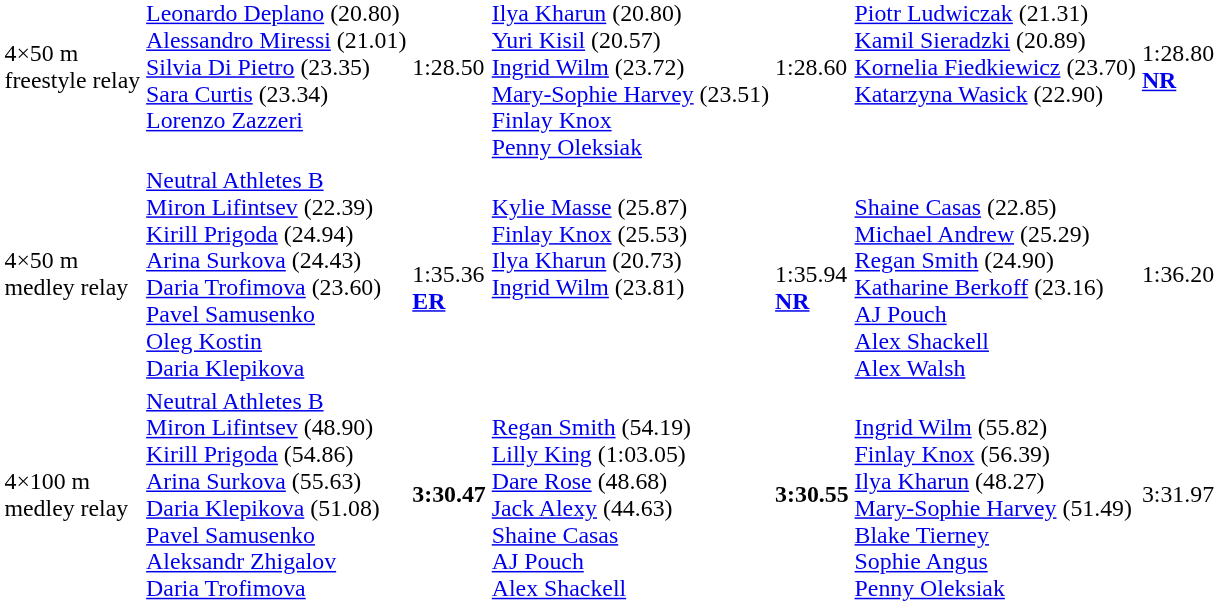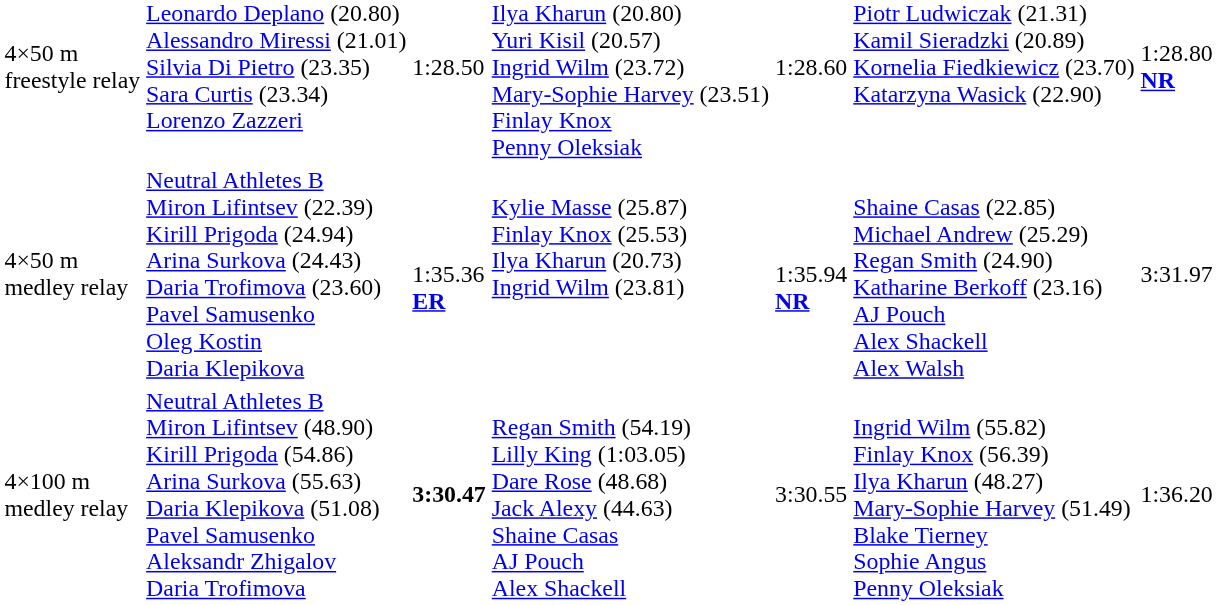(1178, 274) 1:36.20 -> (1177, 274) 3:31.97
(812, 494) bold -> (811, 494) normal
(1178, 494) 3:31.97 -> (1177, 494) 1:36.20
